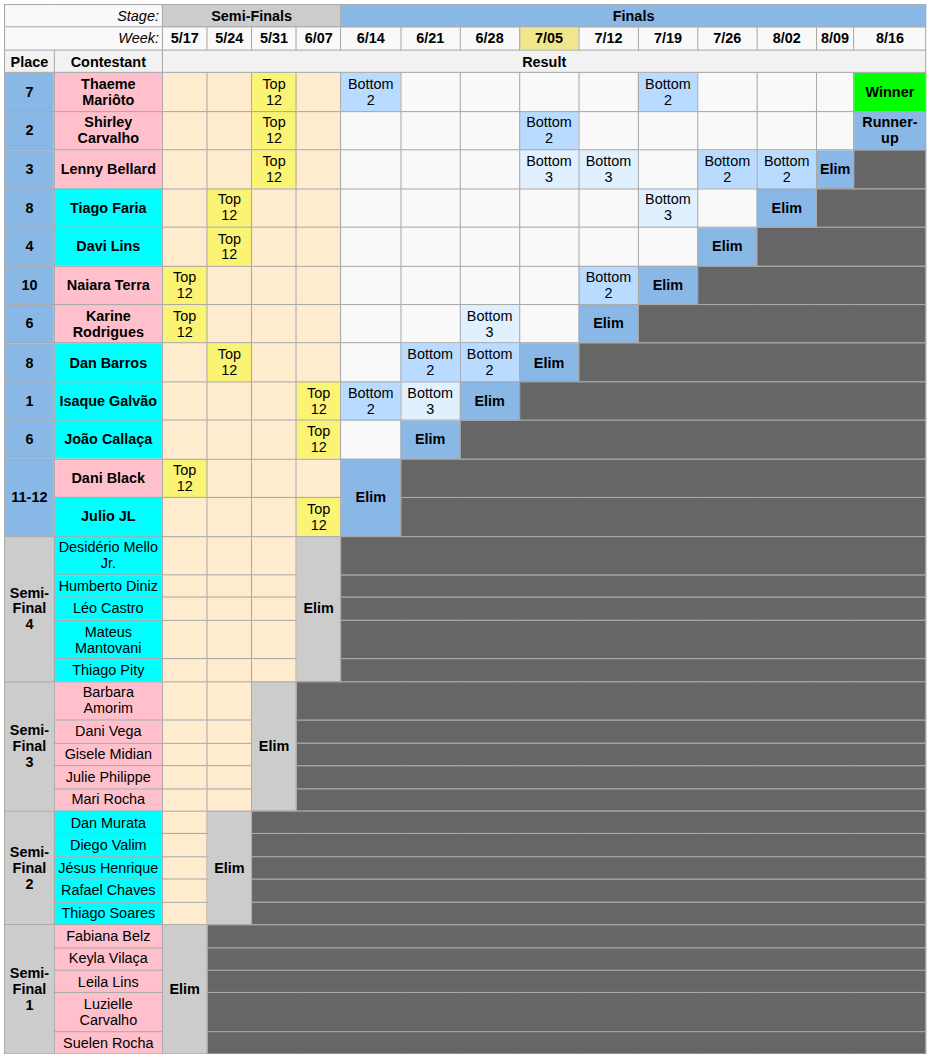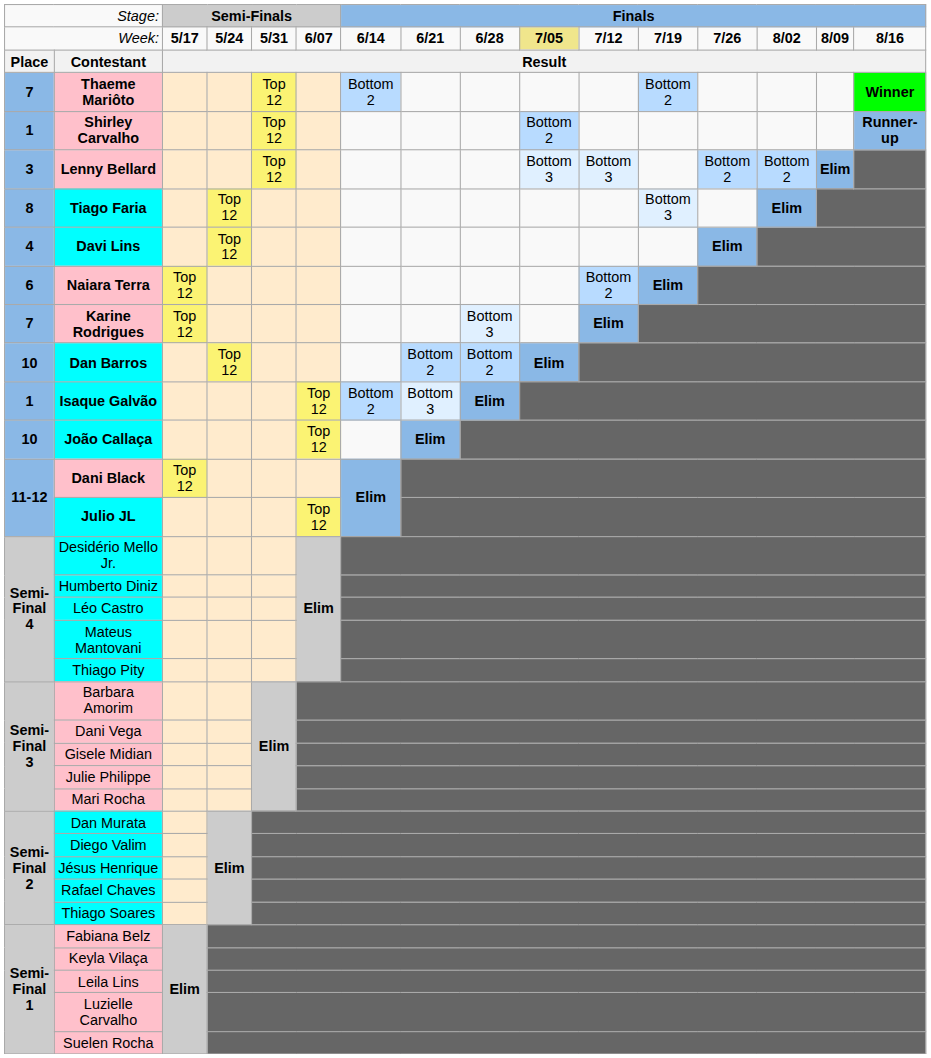(29, 130) 2 -> (29, 130) 1
(29, 285) 10 -> (29, 285) 6
(29, 323) 6 -> (29, 323) 7
(29, 362) 8 -> (29, 362) 10
(29, 439) 6 -> (29, 439) 10
